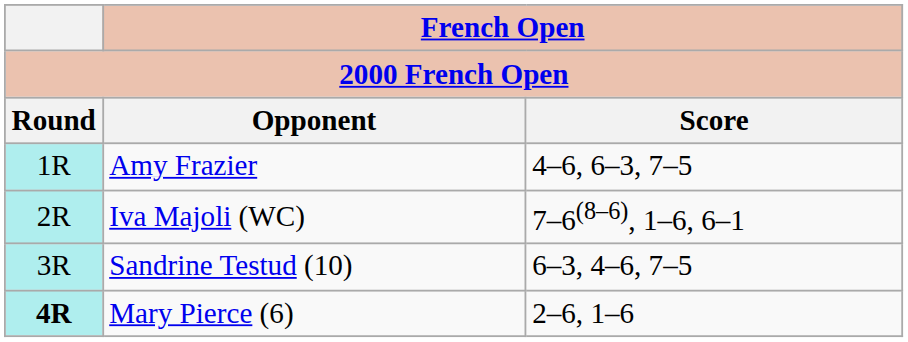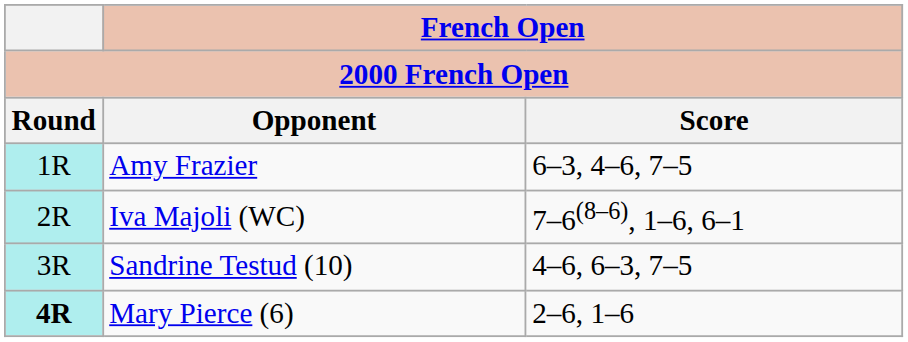(612, 166) 4–6, 6–3, 7–5 -> (612, 166) 6–3, 4–6, 7–5
(612, 266) 6–3, 4–6, 7–5 -> (612, 266) 4–6, 6–3, 7–5
